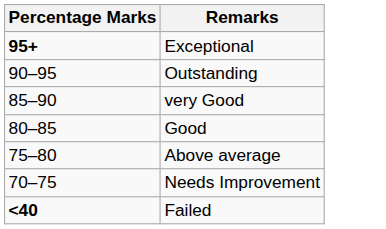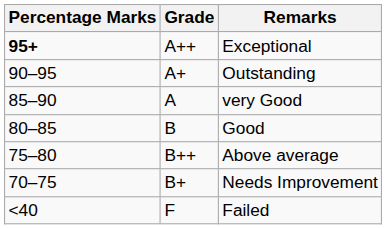+ column: (189, 18)
(23, 210) bold -> (23, 210) normal
